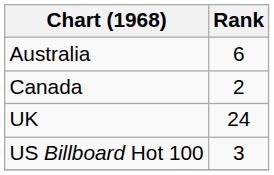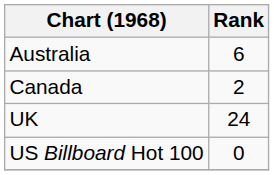(239, 152) 3 -> (239, 152) 0
